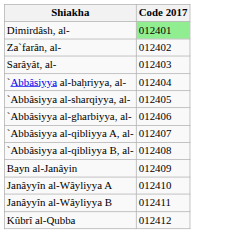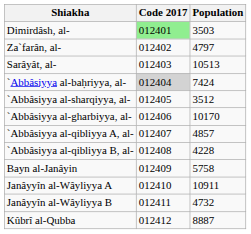+ column: (218, 13)
(155, 82) no background -> (155, 82) lightgrey background
